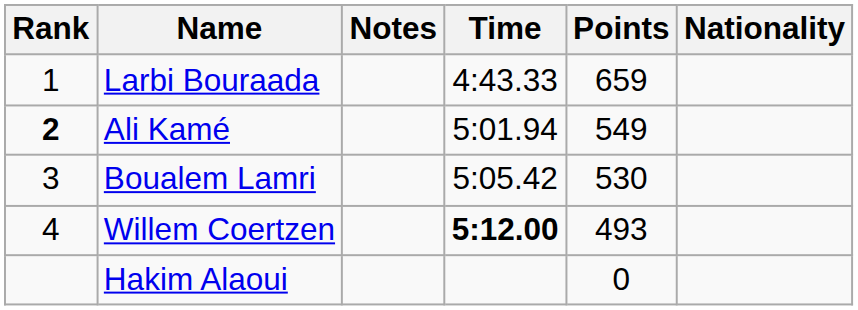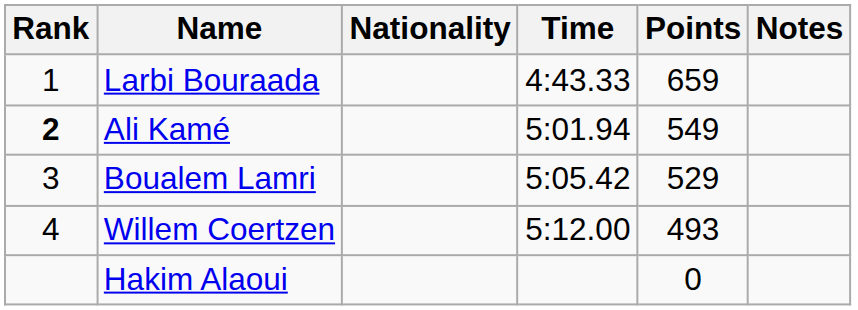columns swapped: (765, 29) <-> (393, 29)
(621, 179) 530 -> (693, 179) 529
(505, 229) bold -> (578, 229) normal
